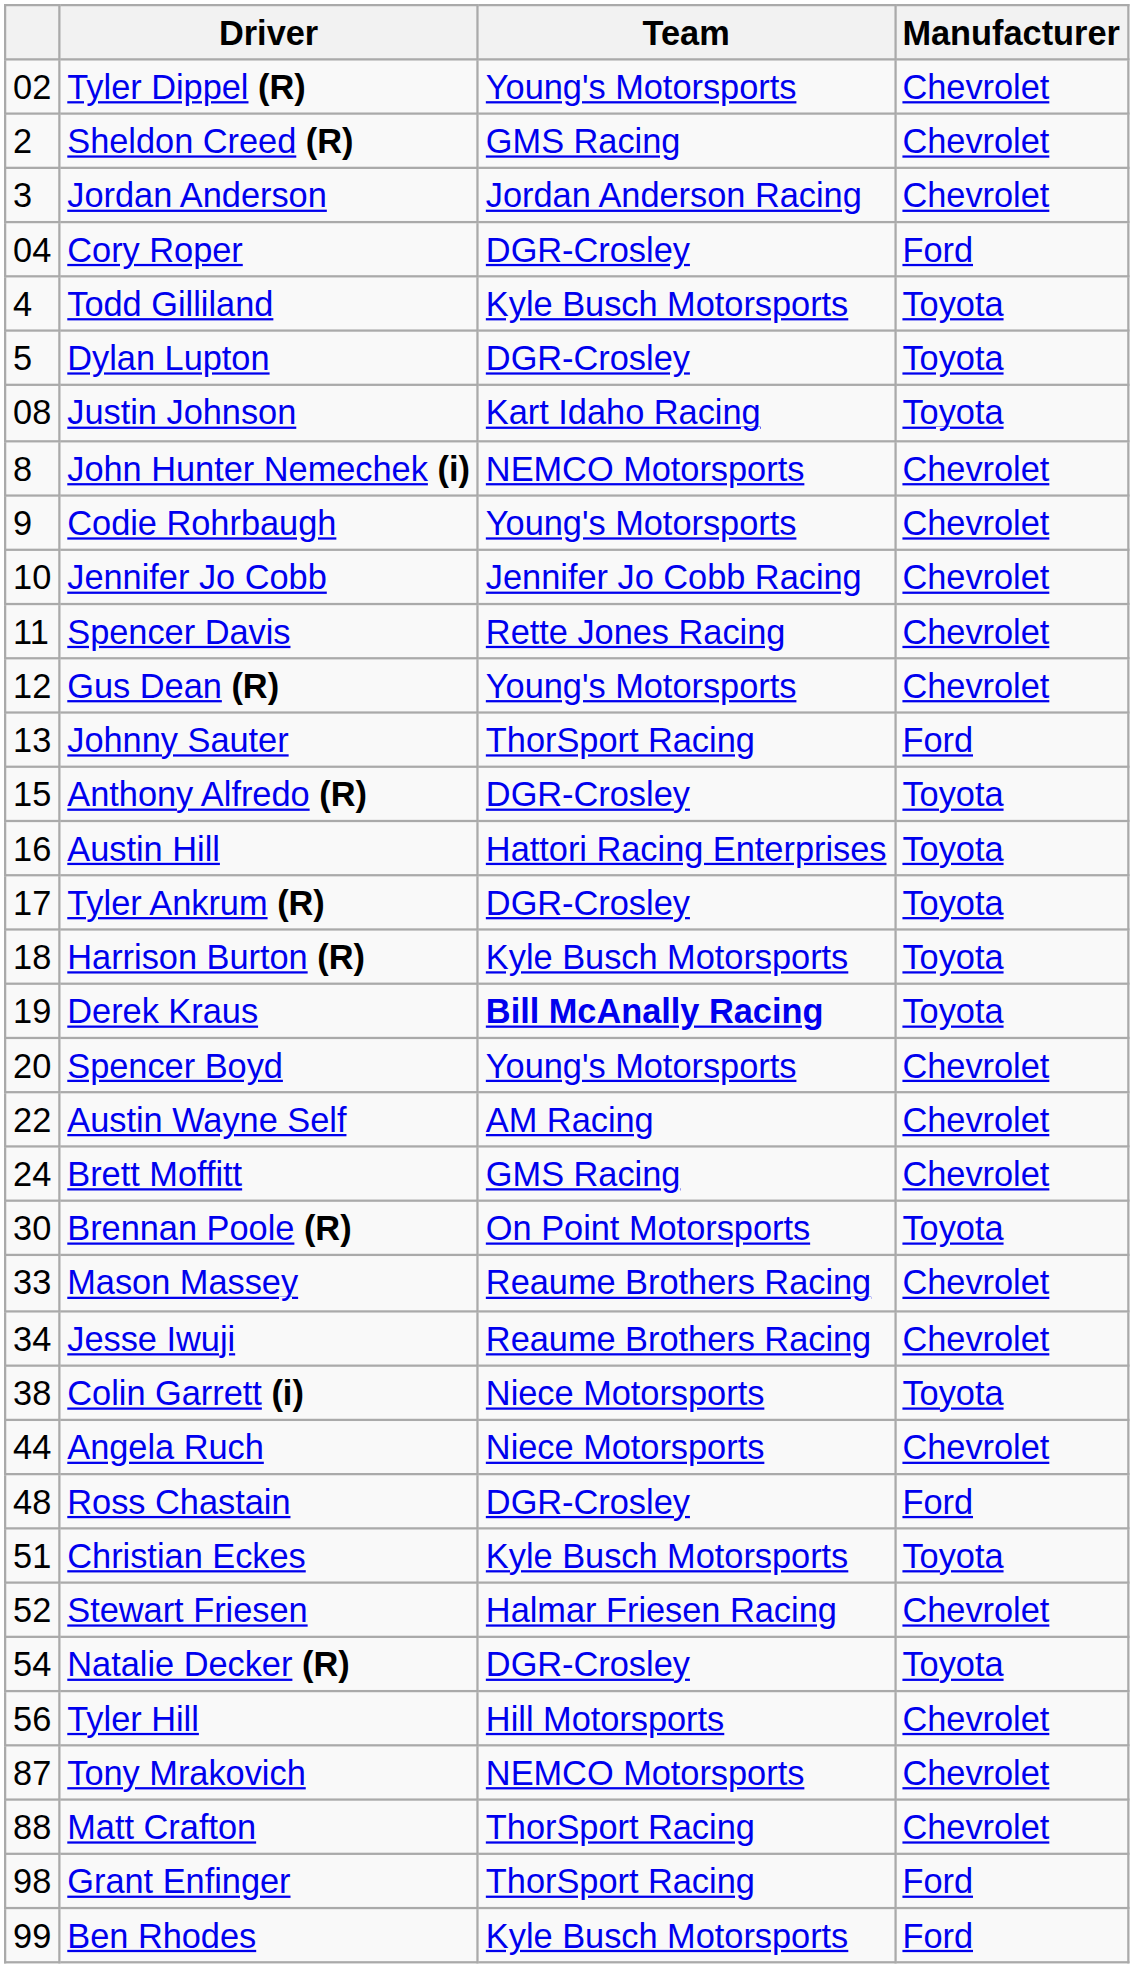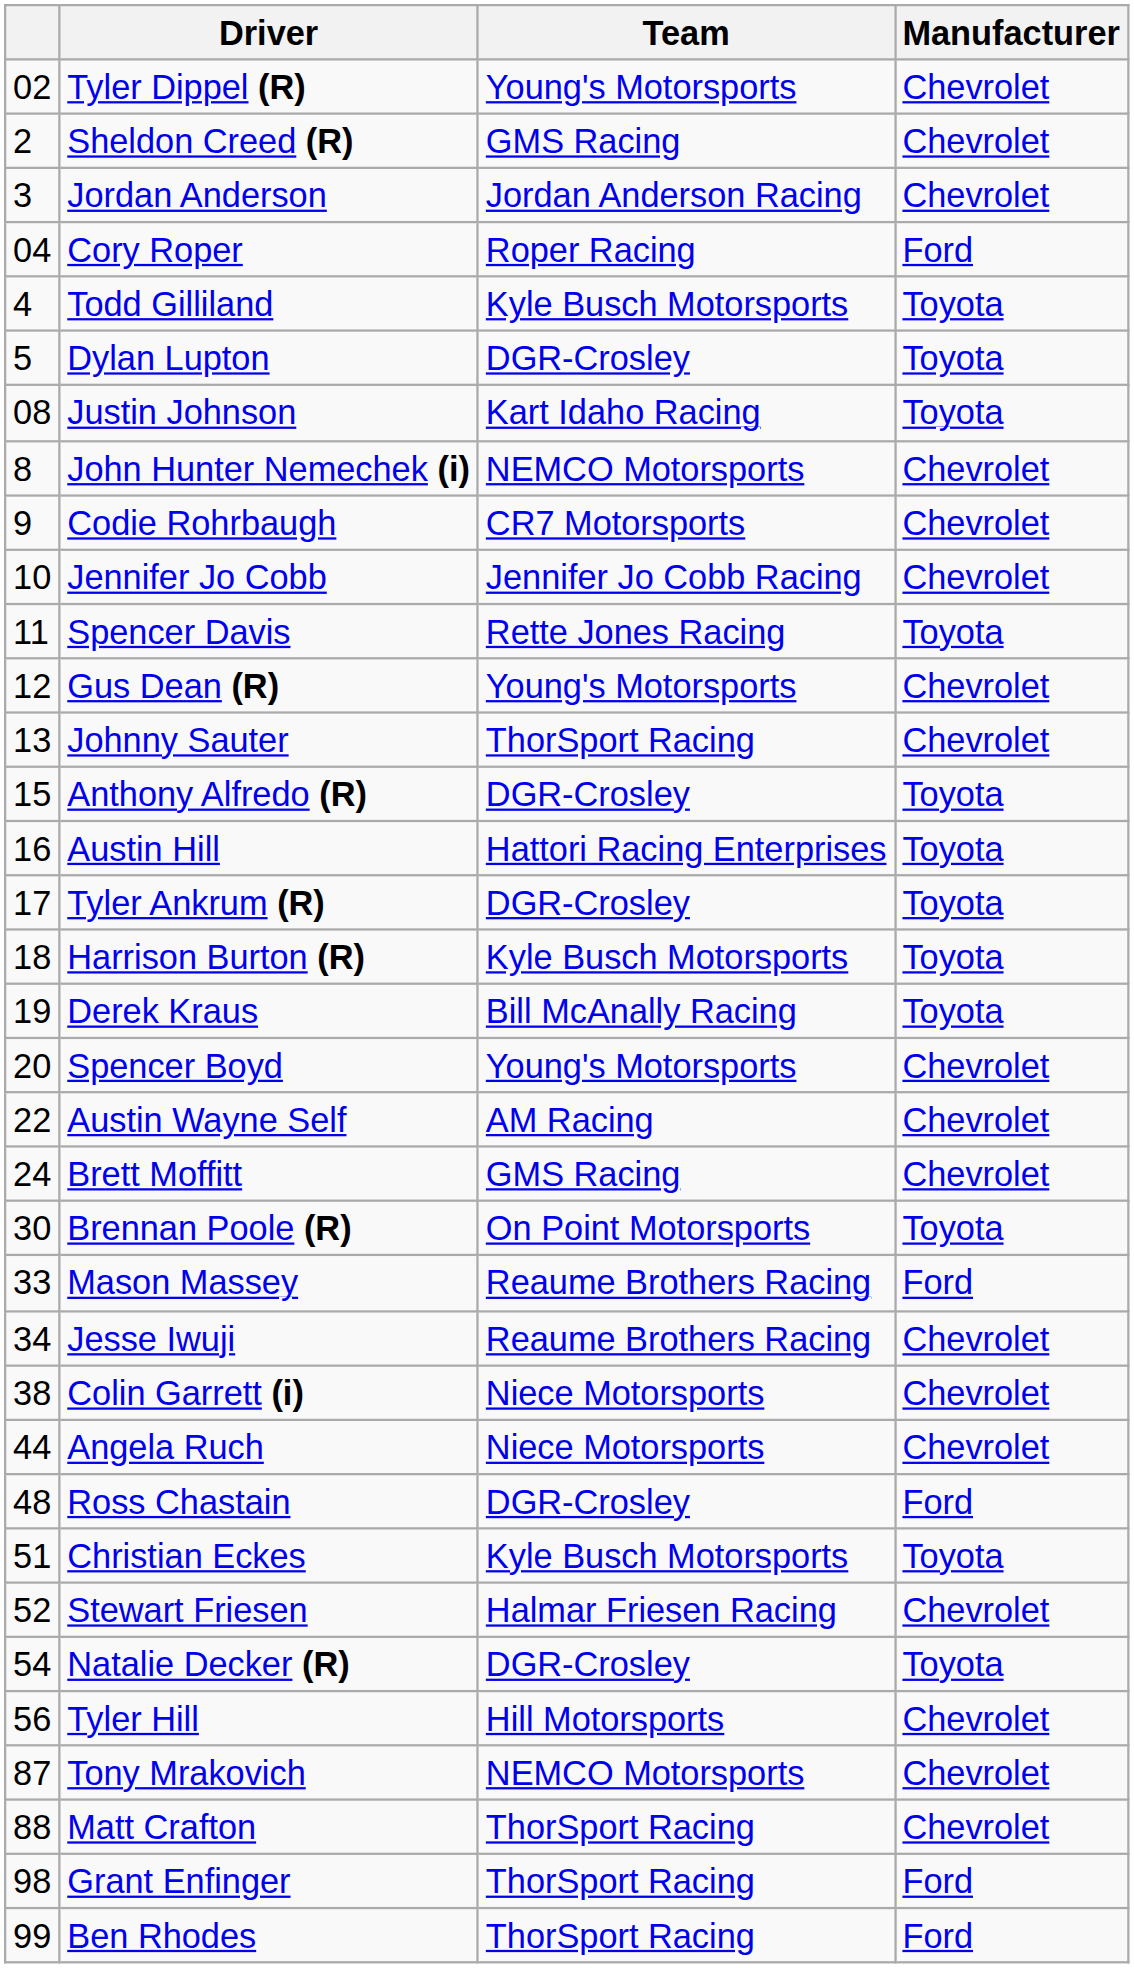(588, 250) DGR-Crosley -> (591, 250) Roper Racing
(641, 522) Young's Motorsports -> (616, 522) CR7 Motorsports
(976, 631) Chevrolet -> (953, 631) Toyota
(938, 739) Ford -> (976, 739) Chevrolet
(655, 1011) bold -> (641, 1011) normal
(976, 1283) Chevrolet -> (938, 1283) Ford
(953, 1392) Toyota -> (976, 1392) Chevrolet
(667, 1936) Kyle Busch Motorsports -> (620, 1936) ThorSport Racing
